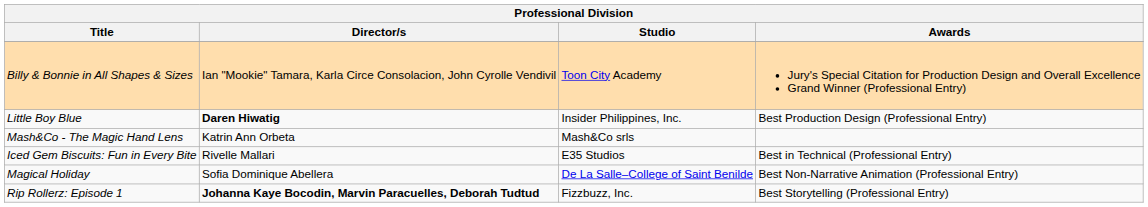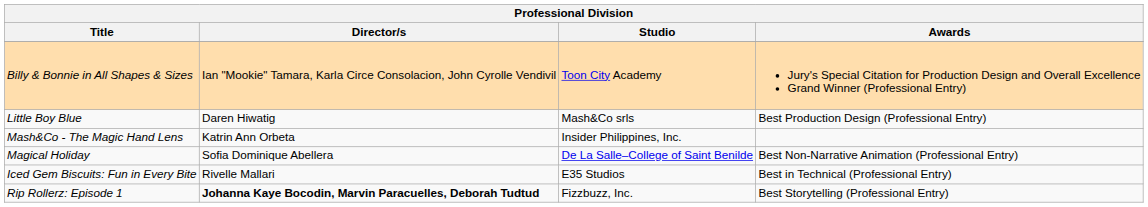(241, 118) bold -> (239, 118) normal
(622, 118) Insider Philippines, Inc. -> (598, 118) Mash&Co srls
(598, 137) Mash&Co srls -> (622, 137) Insider Philippines, Inc.
rows swapped: (102, 156) <-> (48, 174)
